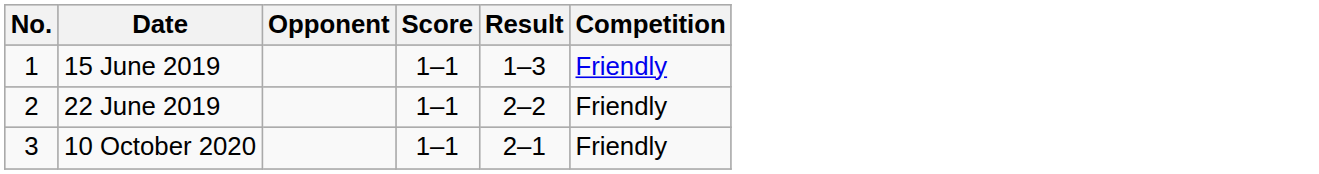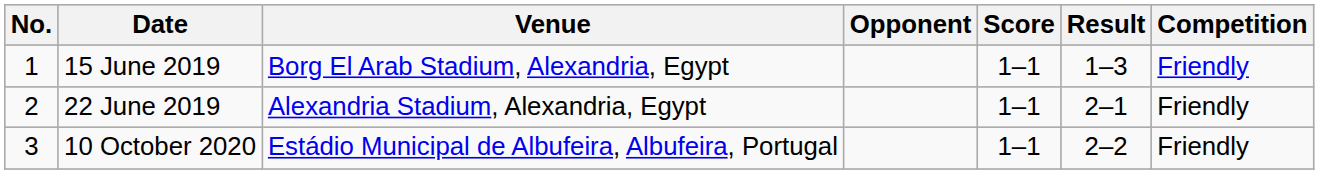+ column: (553, 24)
(524, 106) 2–2 -> (1106, 106) 2–1
(524, 147) 2–1 -> (1106, 147) 2–2
